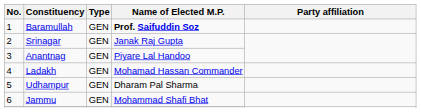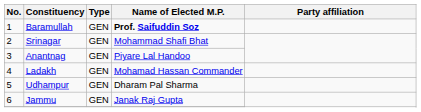(148, 41) Janak Raj Gupta -> (161, 41) Mohammad Shafi Bhat
(161, 100) Mohammad Shafi Bhat -> (148, 100) Janak Raj Gupta
